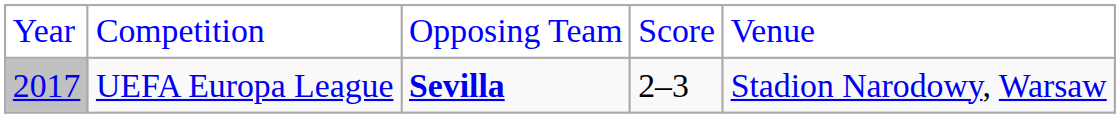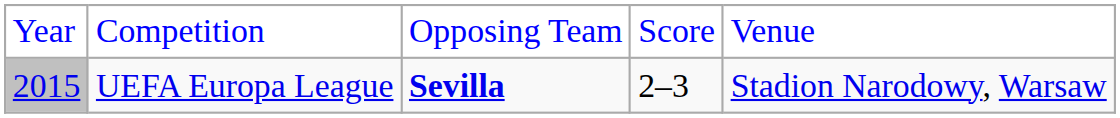(47, 84) 2017 -> (47, 84) 2015
